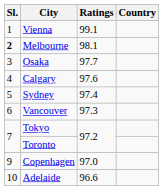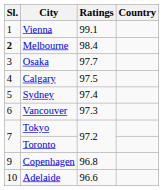(89, 45) 98.1 -> (89, 45) 98.4
(89, 78) 97.6 -> (89, 78) 97.5
(89, 161) 97.0 -> (89, 161) 96.8
